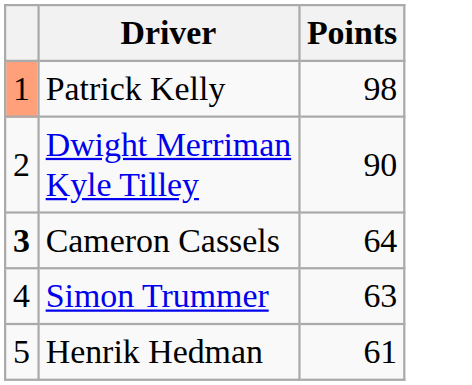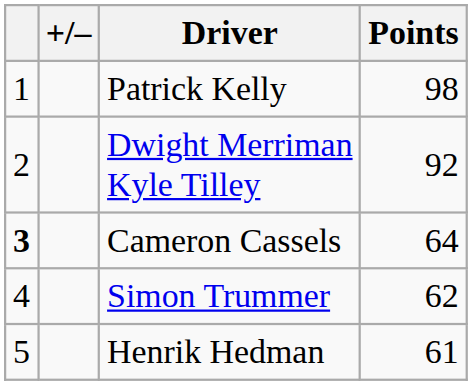+ column: (68, 32)
(21, 88) lightsalmon background -> (21, 88) no background
(380, 164) 90 -> (442, 164) 92
(380, 296) 63 -> (442, 296) 62
